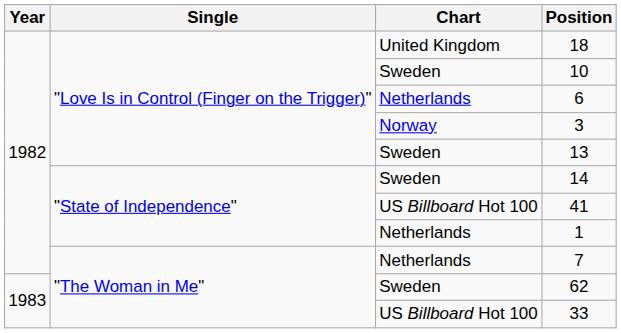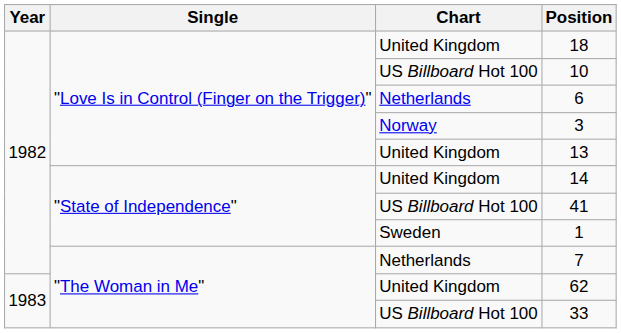(410, 71) Sweden -> (458, 71) US Billboard Hot 100
(410, 152) Sweden -> (440, 152) United Kingdom
(410, 179) Sweden -> (440, 179) United Kingdom
(425, 233) Netherlands -> (410, 233) Sweden
(410, 286) Sweden -> (440, 286) United Kingdom
